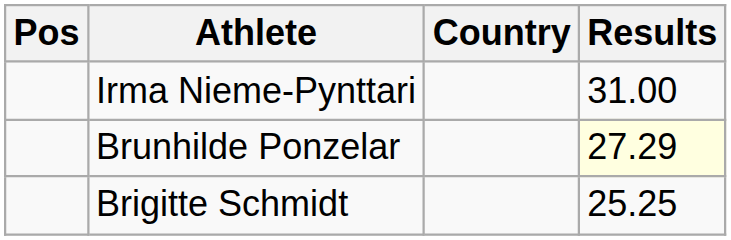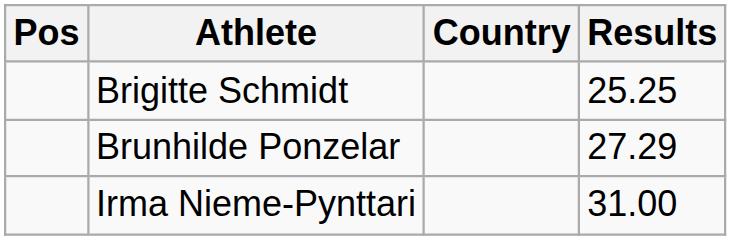rows swapped: (256, 90) <-> (222, 204)
(632, 147) lightyellow background -> (632, 147) no background
